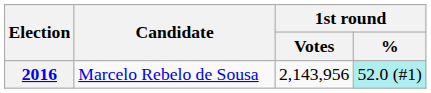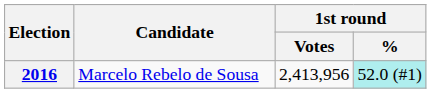(314, 74) 2,143,956 -> (314, 74) 2,413,956
